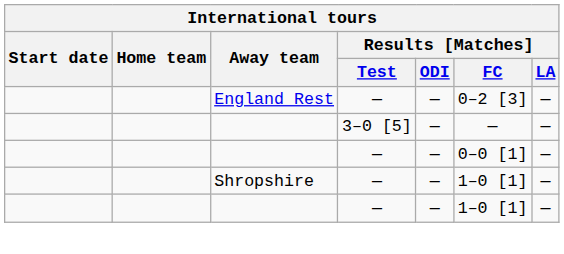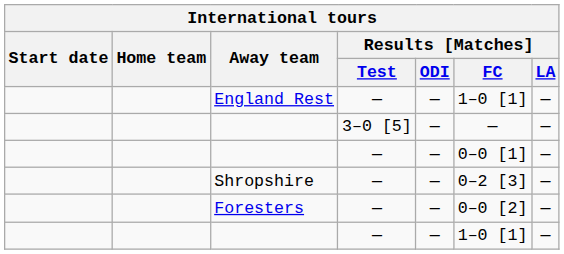(493, 100) 0–2 [3] -> (493, 100) 1–0 [1]
(493, 181) 1–0 [1] -> (493, 181) 0–2 [3]
+ row: (259, 208)
